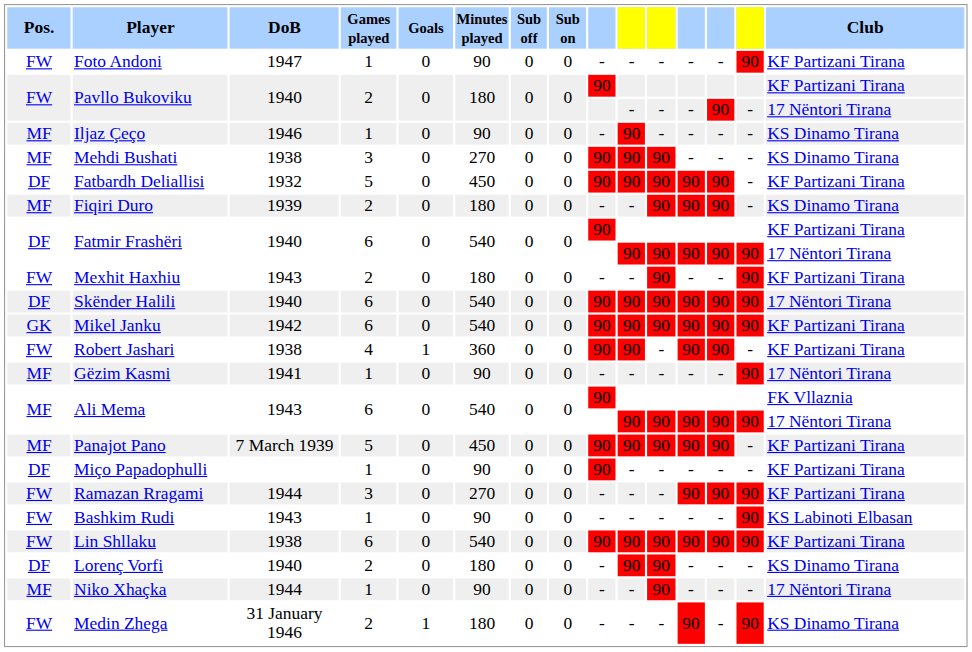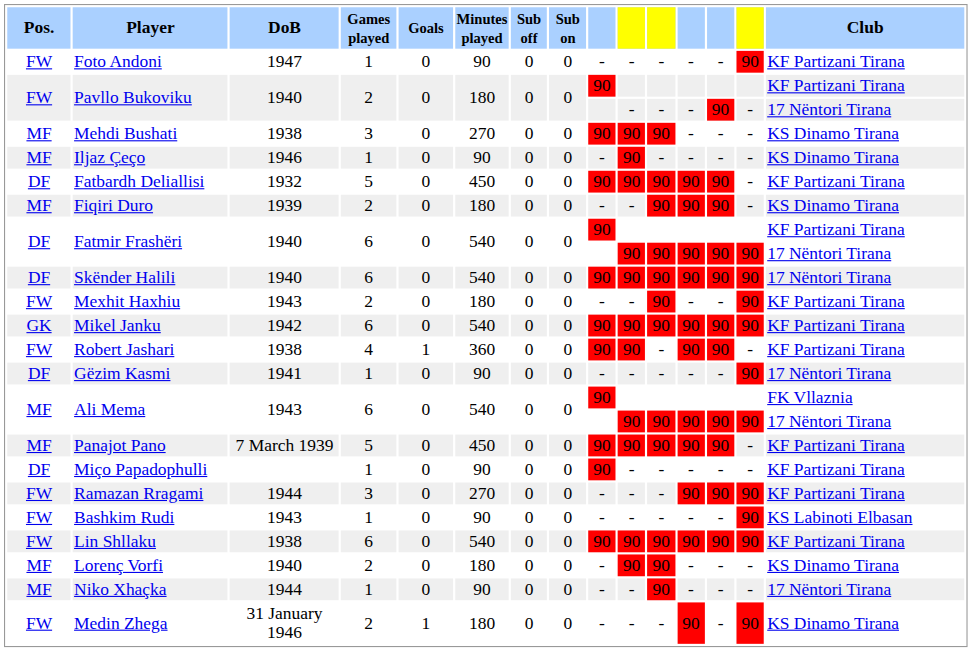rows swapped: (126, 157) <-> (110, 133)
rows swapped: (125, 301) <-> (127, 277)
(39, 373) MF -> (39, 373) DF
(39, 565) DF -> (39, 565) MF
